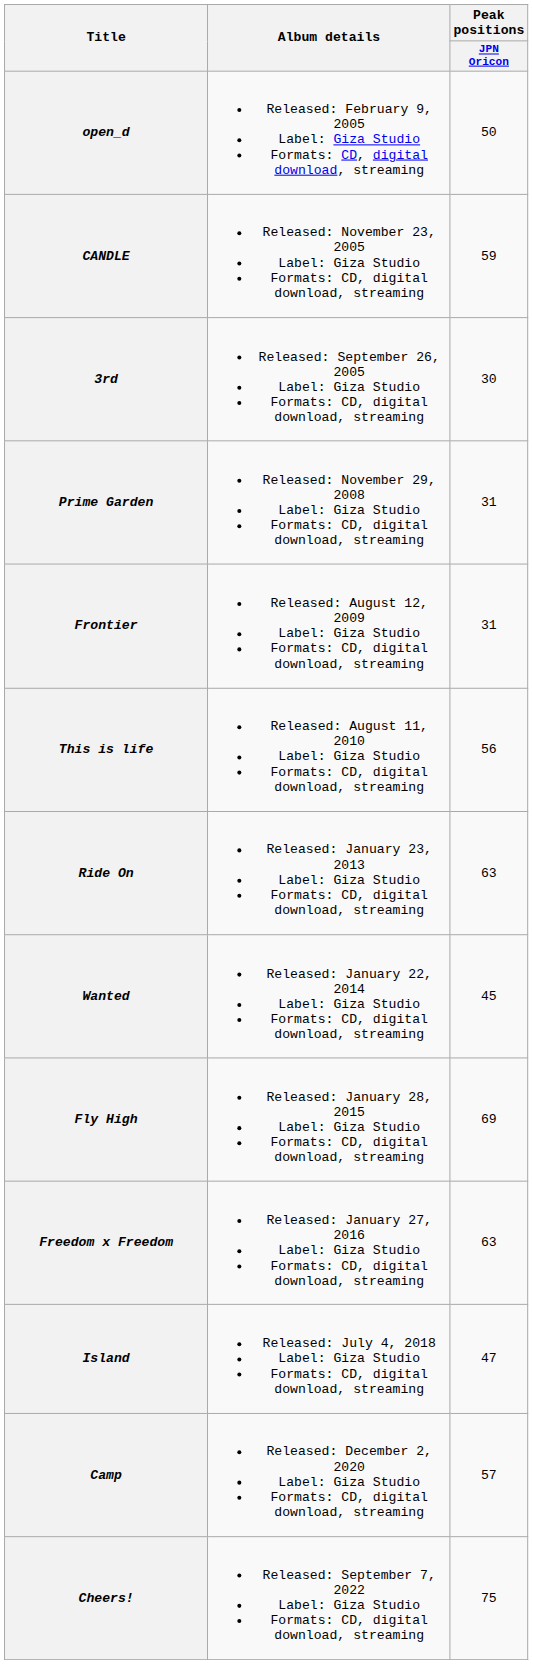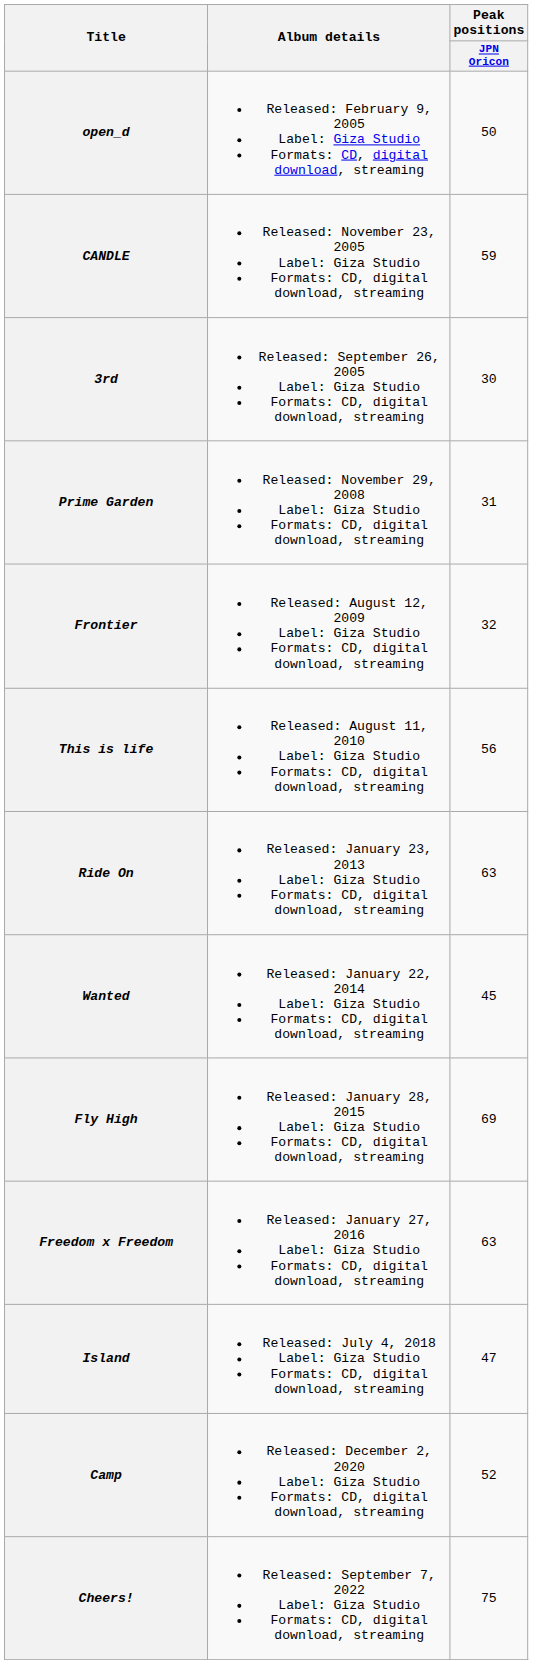(489, 626) 31 -> (489, 626) 32
(489, 1475) 57 -> (489, 1475) 52
